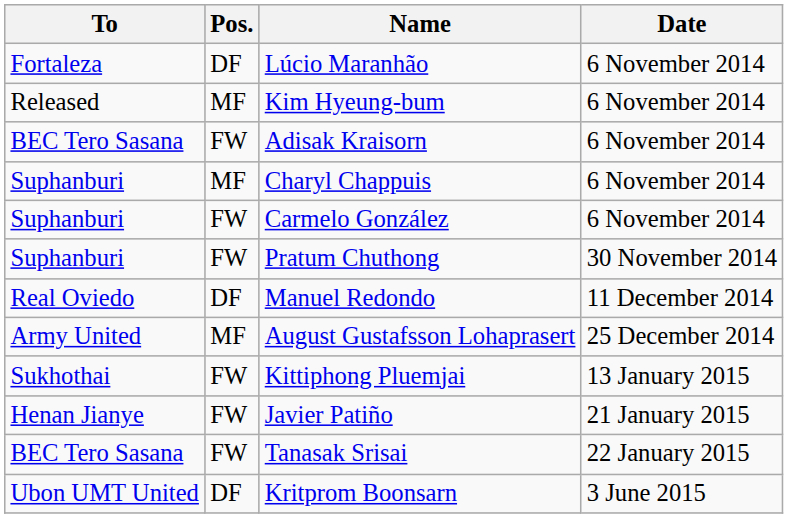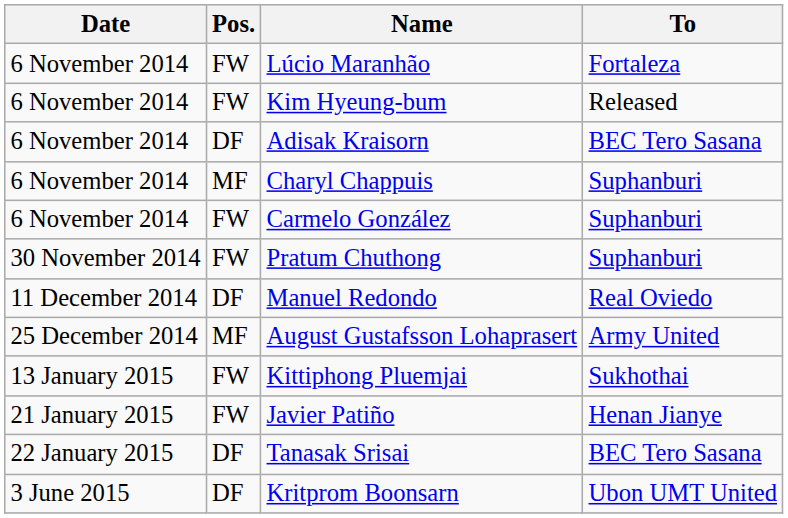columns swapped: (682, 24) <-> (105, 24)
(226, 63) DF -> (231, 63) FW
(228, 102) MF -> (231, 102) FW
(229, 141) FW -> (228, 141) DF
(229, 453) FW -> (228, 453) DF
